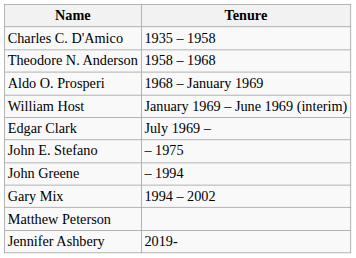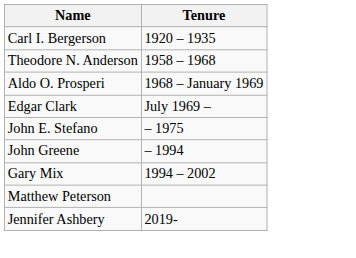+ row: (57, 38)
- row: (65, 38)
- row: (46, 106)
